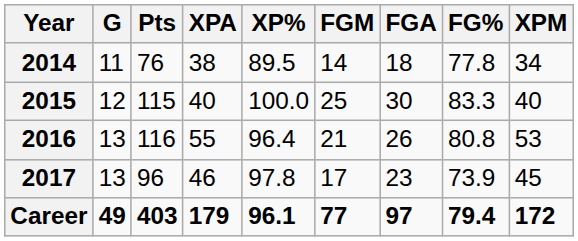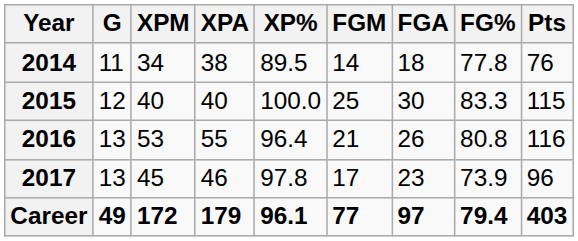columns swapped: (541, 23) <-> (157, 23)
